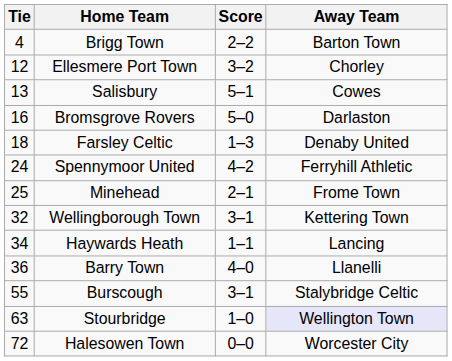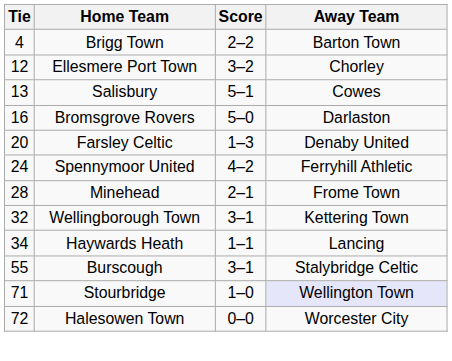(19, 142) 18 -> (19, 142) 20
(19, 192) 25 -> (19, 192) 28
- row: (125, 268)
(19, 318) 63 -> (19, 293) 71
